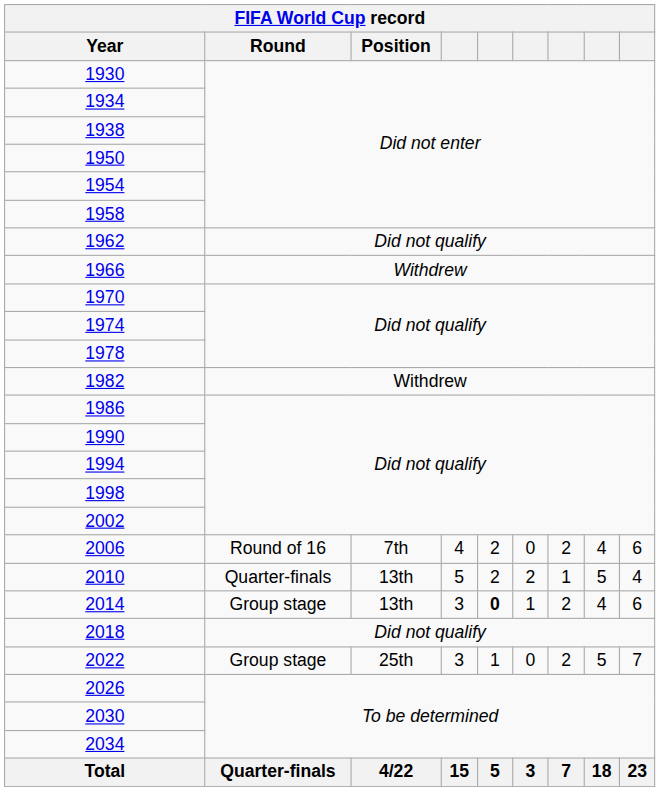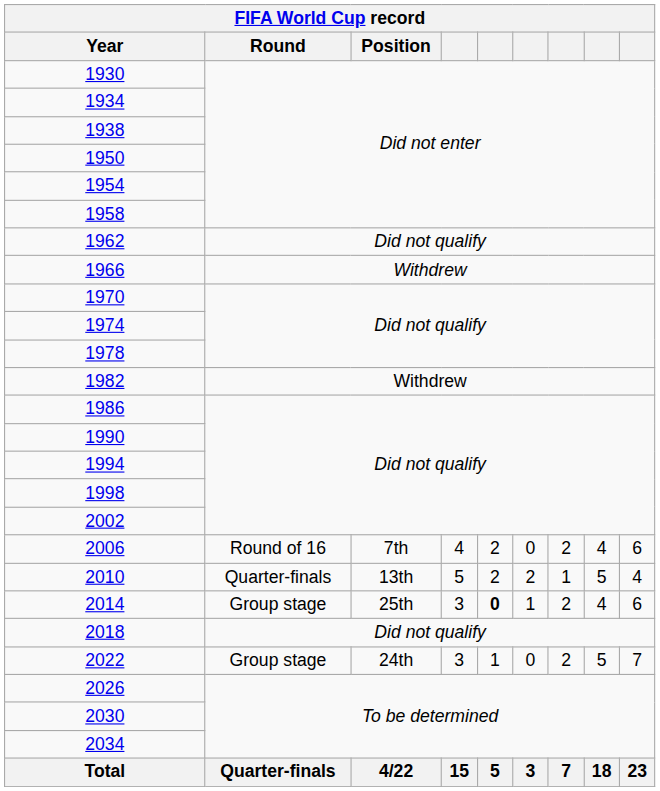(396, 604) 13th -> (396, 604) 25th
(396, 660) 25th -> (396, 660) 24th
